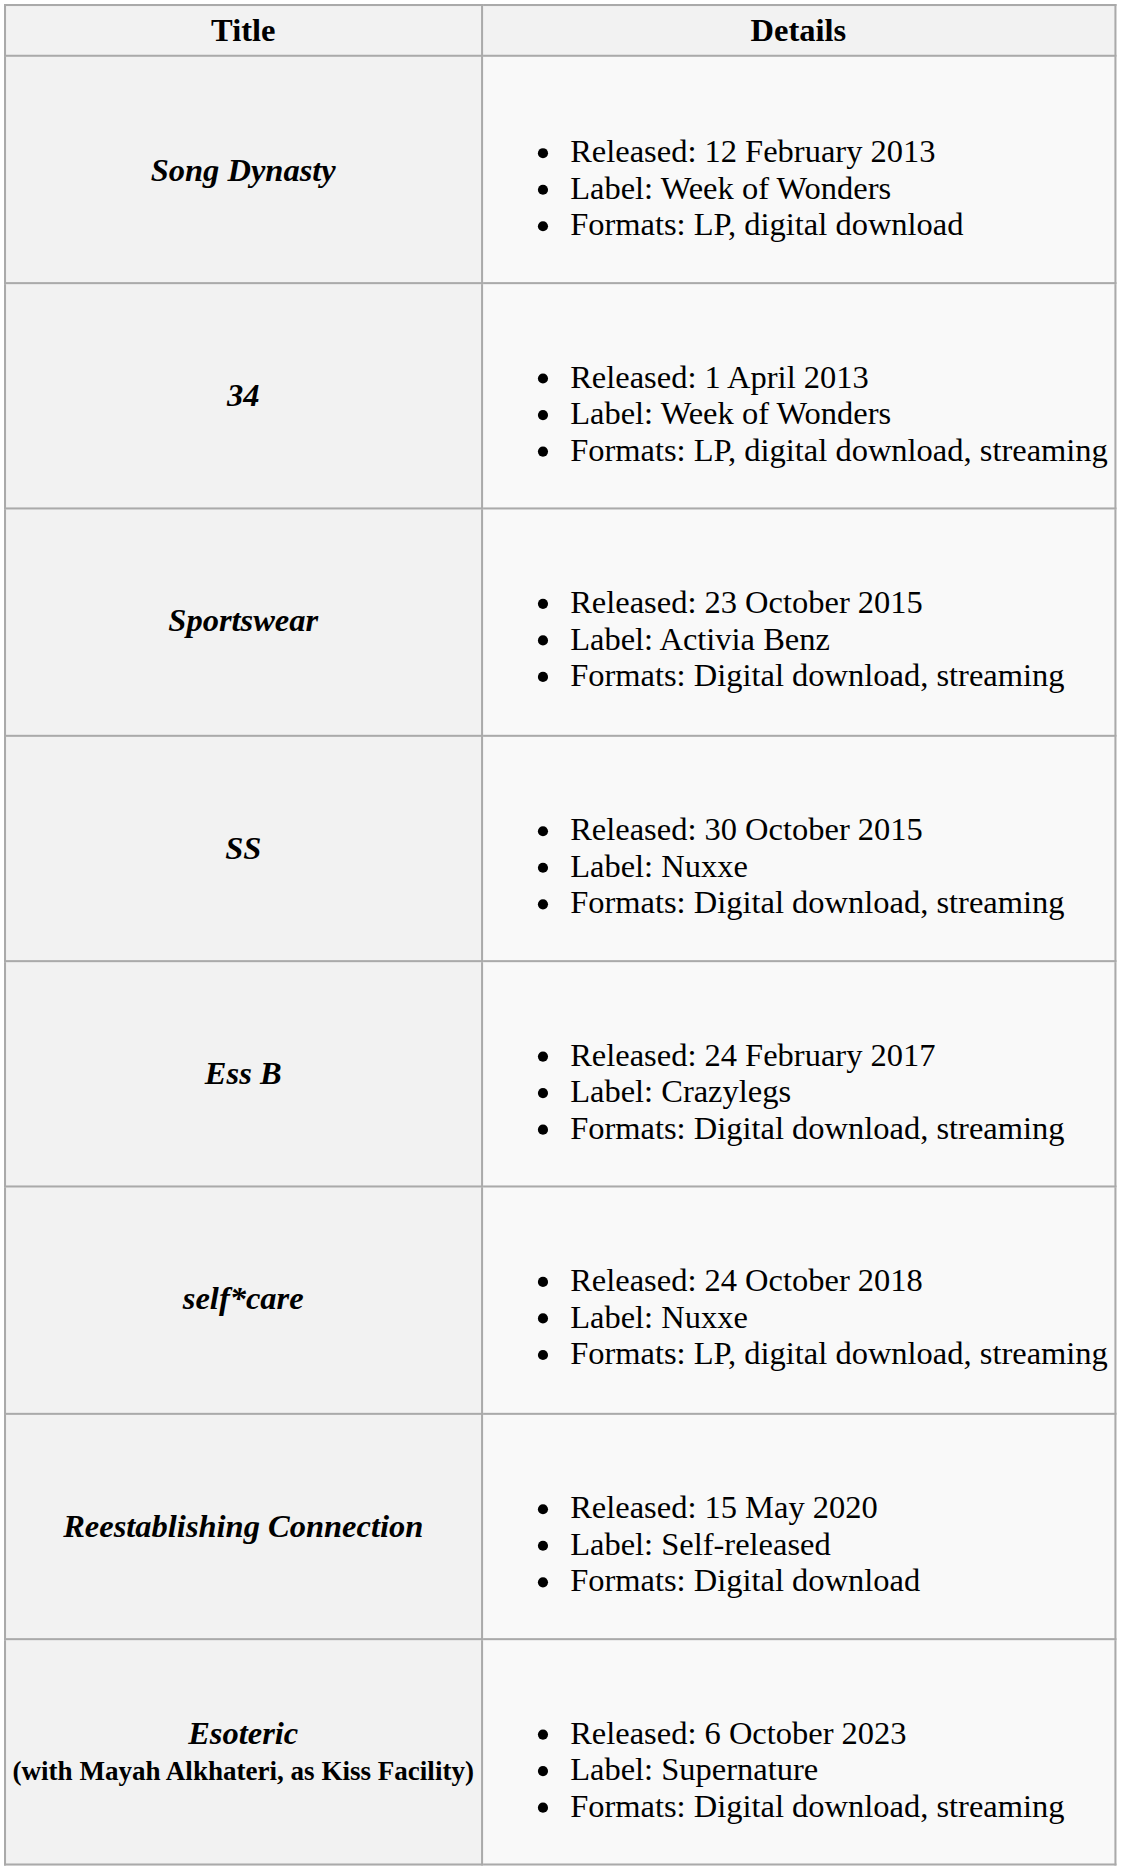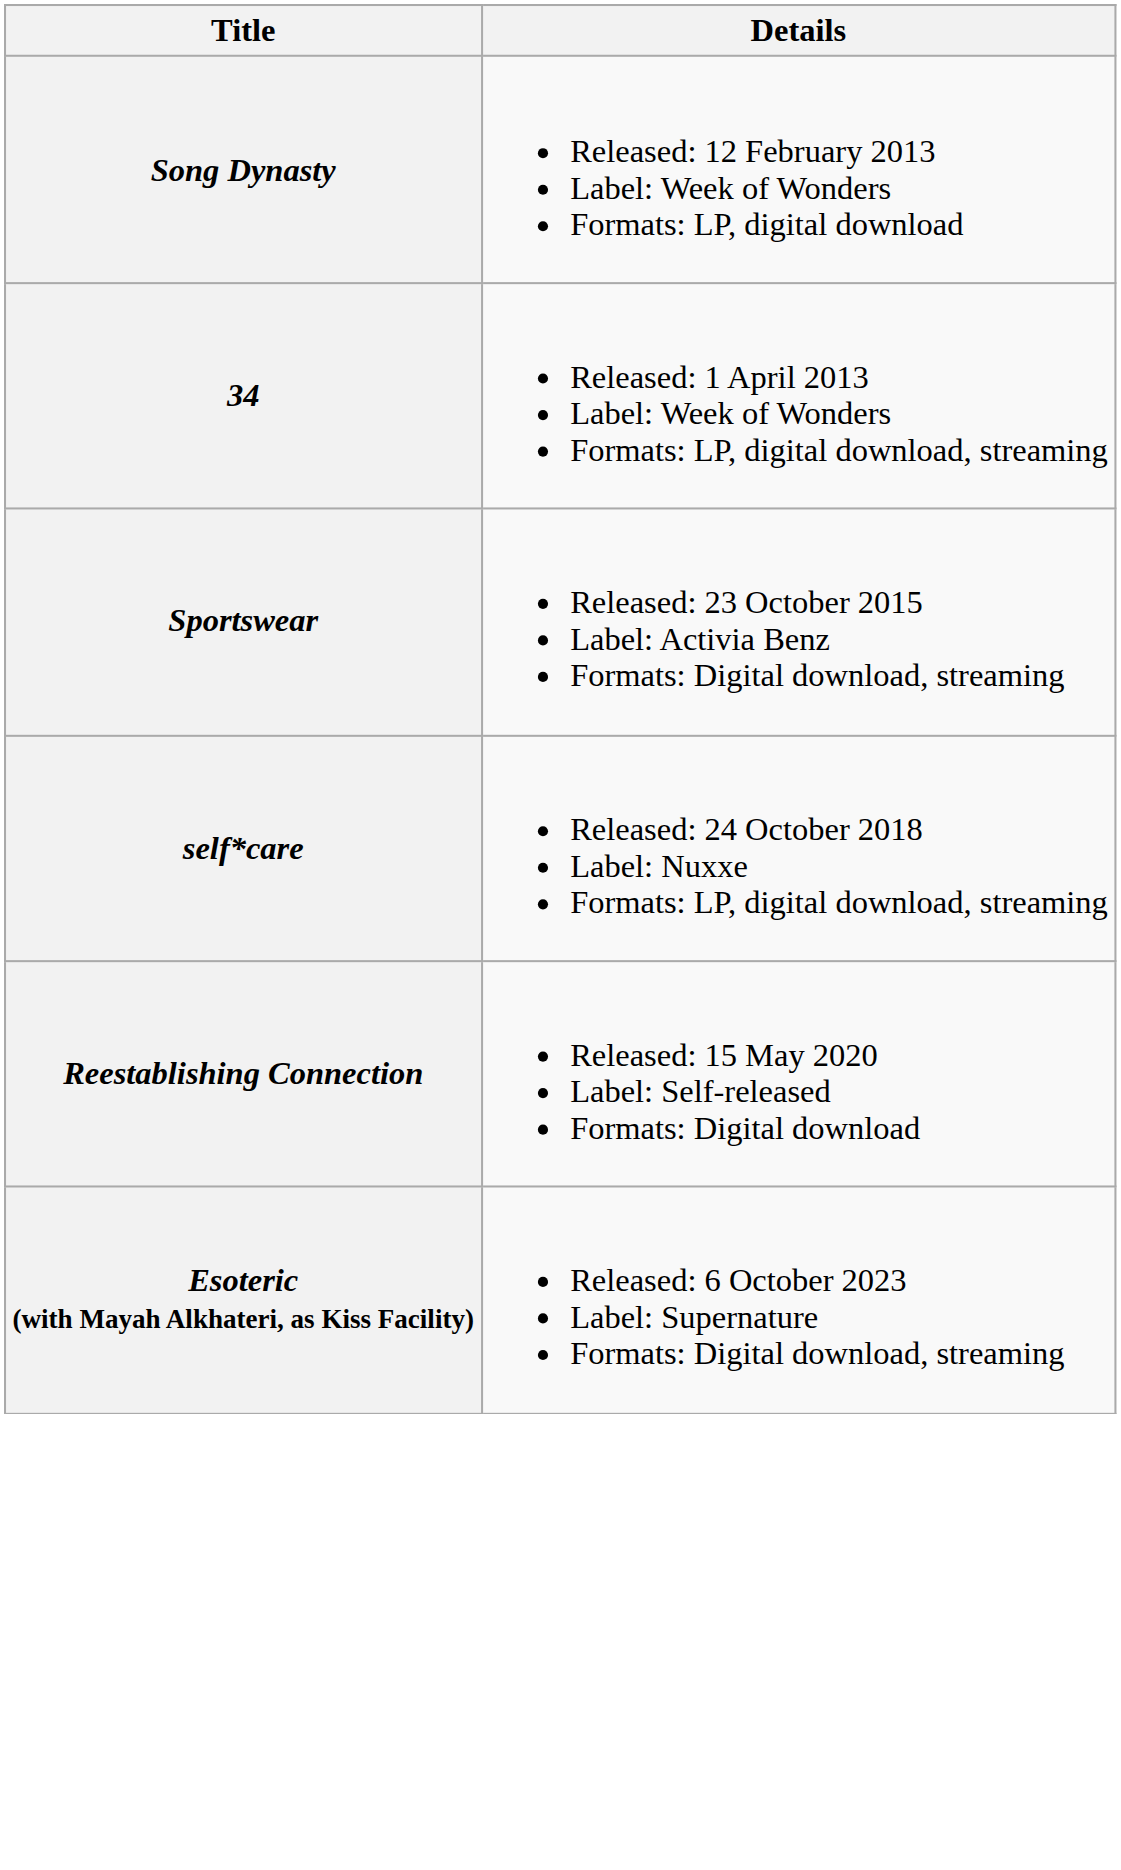- row: (243, 847)
- row: (243, 1073)
